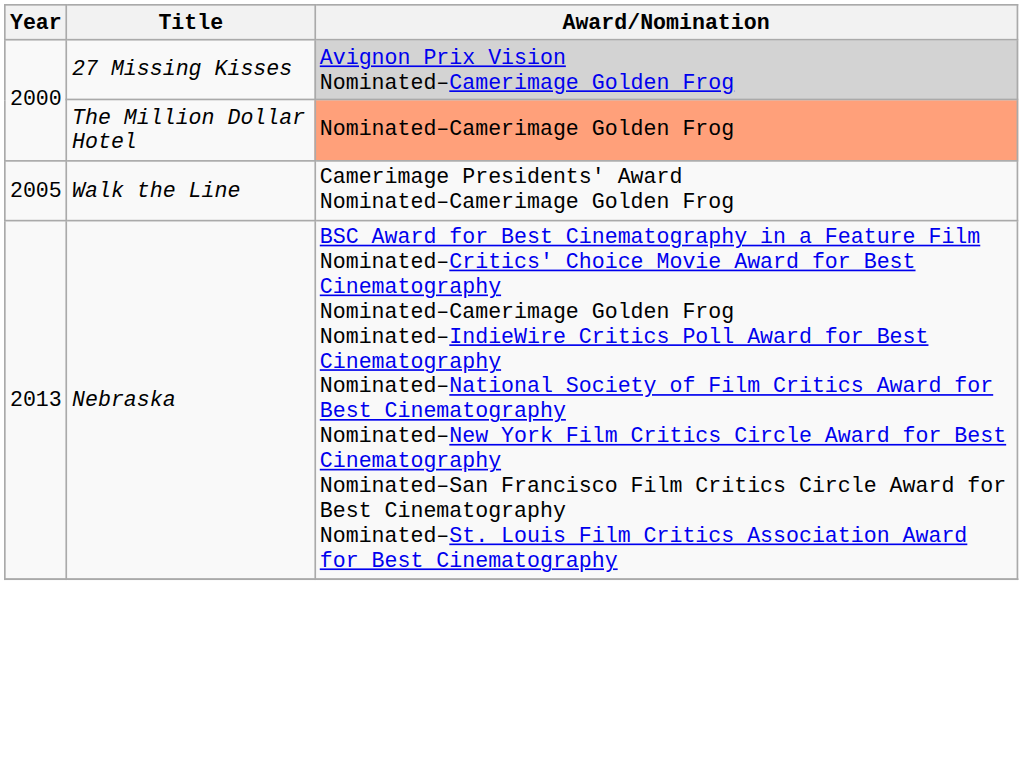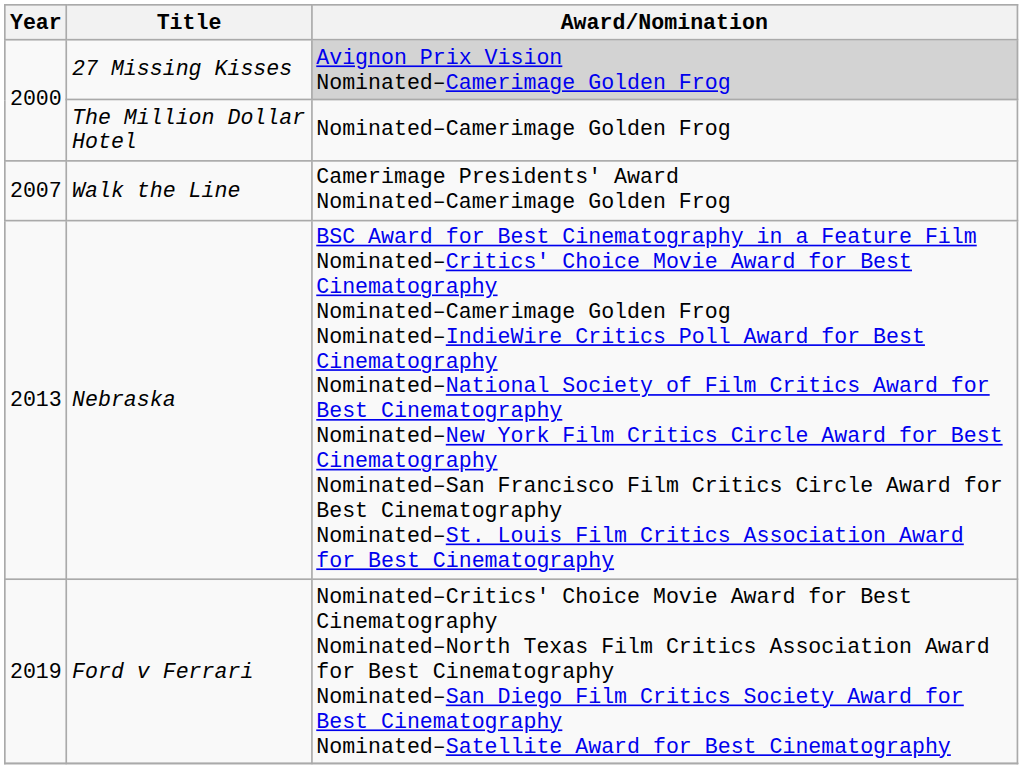(527, 130) lightsalmon background -> (523, 130) no background
(36, 190) 2005 -> (36, 190) 2007
+ row: (163, 671)
